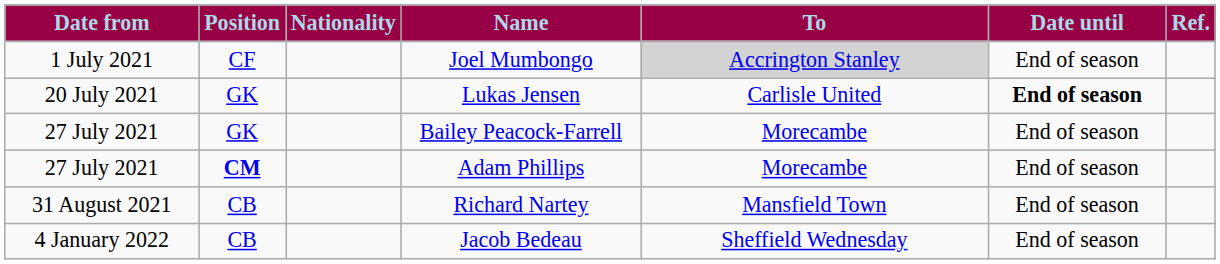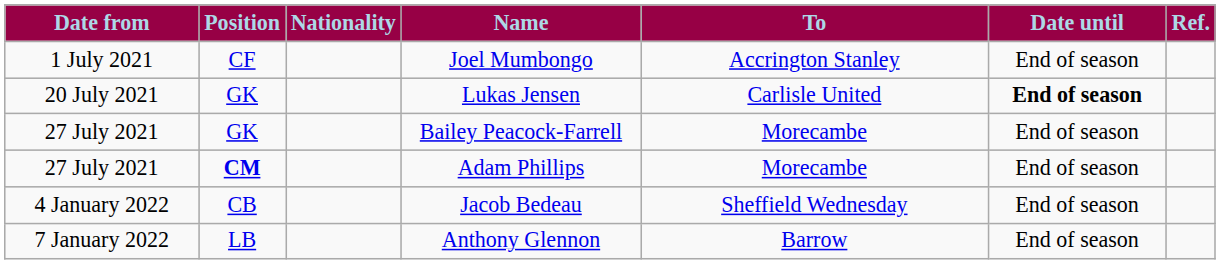(814, 59) lightgrey background -> (814, 59) no background
- row: (521, 204)
+ row: (521, 241)
